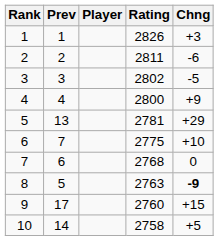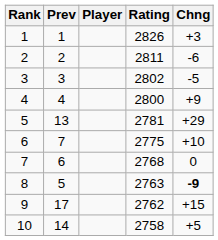(149, 204) 2760 -> (149, 204) 2762
